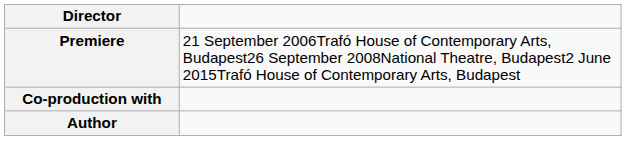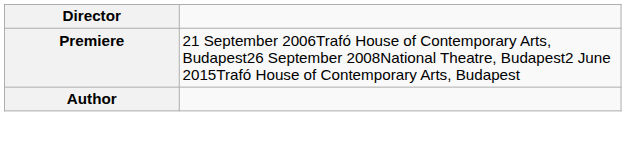- row: (92, 98)
